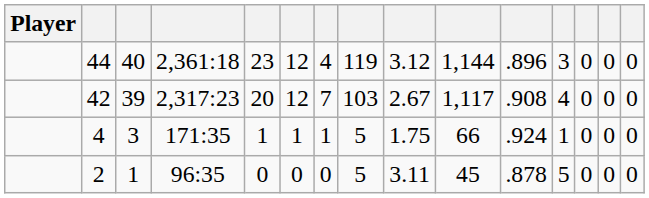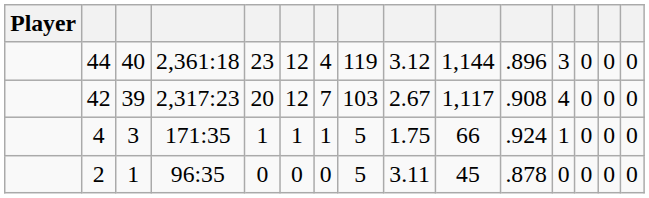(564, 173) 5 -> (564, 173) 0
